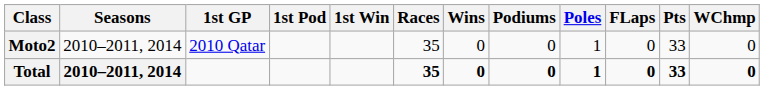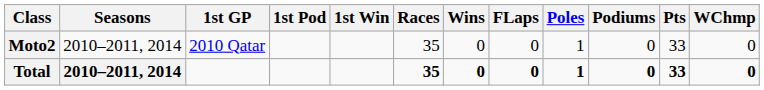columns swapped: (524, 17) <-> (632, 17)
